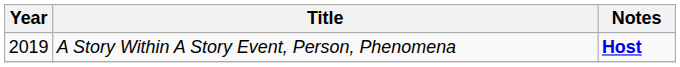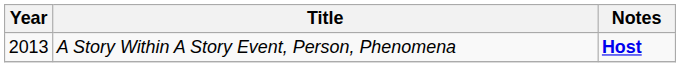(29, 47) 2019 -> (29, 47) 2013
